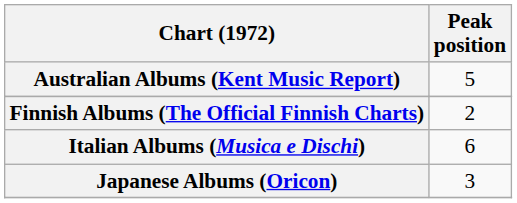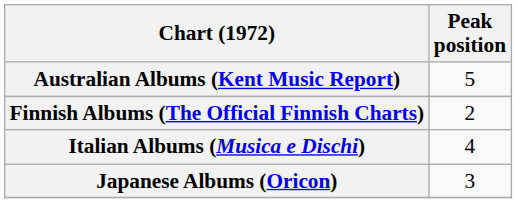(470, 146) 6 -> (470, 146) 4
